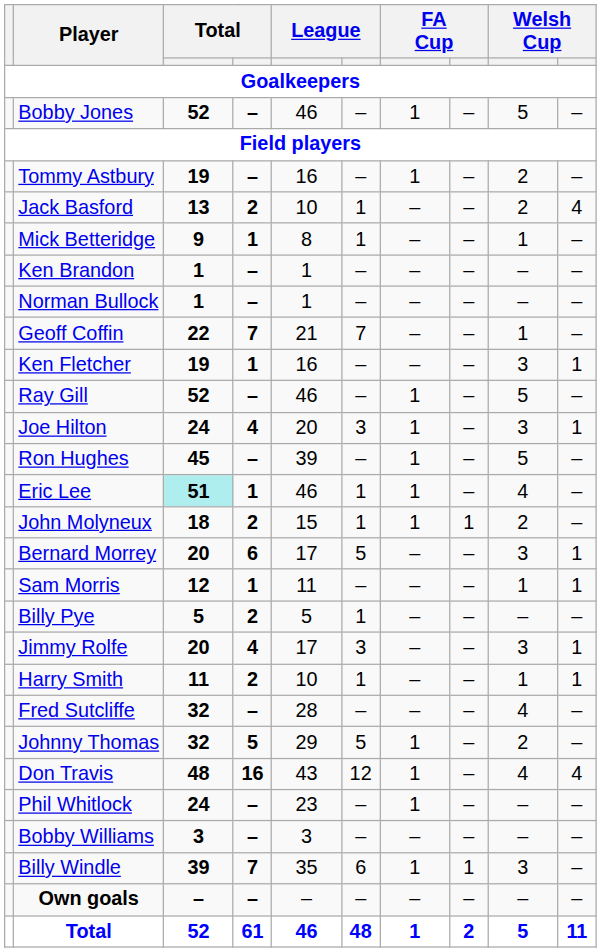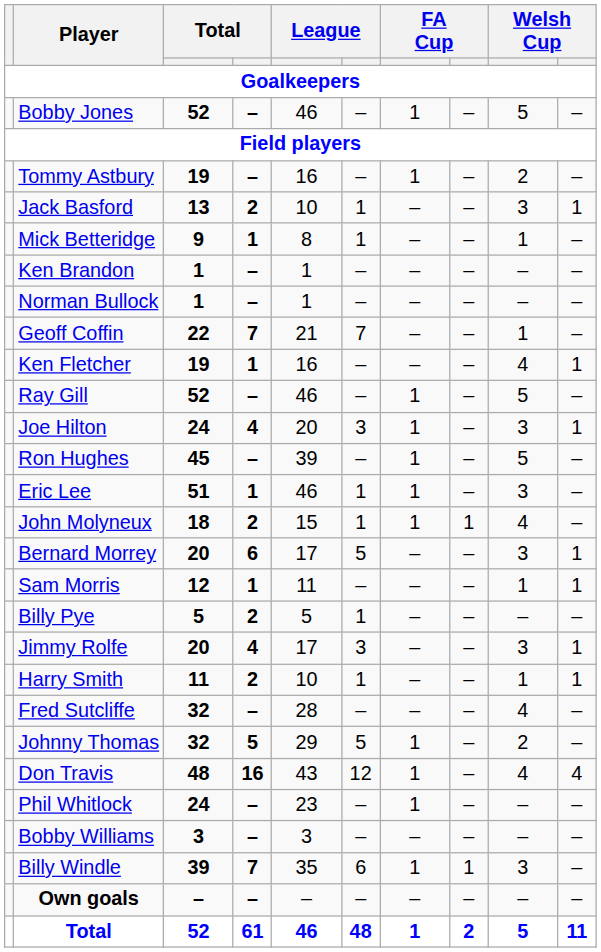(523, 207) 2 -> (523, 207) 3
(577, 207) 4 -> (577, 207) 1
(523, 364) 3 -> (523, 364) 4
(198, 490) paleturquoise background -> (198, 490) no background
(523, 490) 4 -> (523, 490) 3
(523, 522) 2 -> (523, 522) 4
